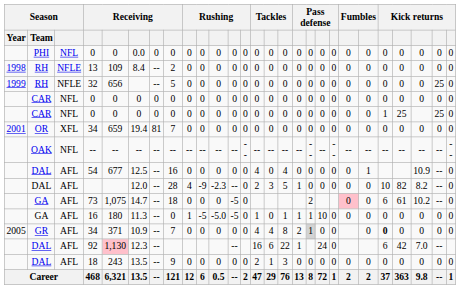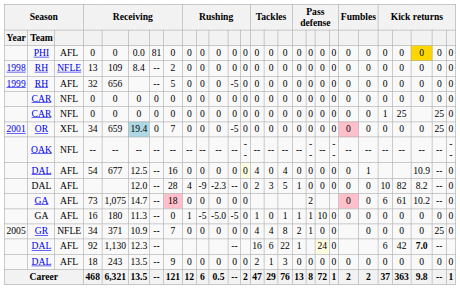(69, 53) NFL -> (69, 53) AFL
(156, 53) 0 -> (156, 53) 81
(422, 53) no background -> (422, 53) gold background
(69, 83) NFLE -> (69, 83) AFL
(235, 83) 0 -> (235, 83) -5
(439, 83) 25 -> (439, 83) 0
(139, 129) no background -> (139, 129) lightblue background
(156, 129) 81 -> (156, 129) 0
(235, 129) 0 -> (235, 129) -5
(348, 129) no background -> (348, 129) pink background
(439, 129) 0 -> (439, 129) 25
(245, 170) no background -> (245, 170) lightyellow background
(173, 201) no background -> (173, 201) pink background
(235, 201) -5 -> (235, 201) 0
(69, 231) AFL -> (69, 231) NFLE
(311, 231) lightgrey background -> (311, 231) no background
(385, 231) bold -> (385, 231) normal
(439, 231) 0 -> (439, 231) 25
(115, 246) pink background -> (115, 246) no background
(322, 246) no background -> (322, 246) lightyellow background
(422, 246) normal -> (422, 246) bold
